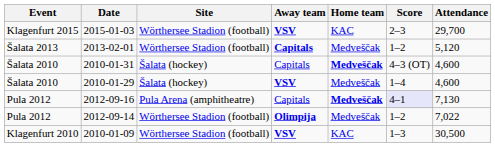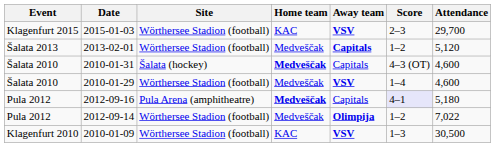columns swapped: (357, 13) <-> (300, 13)
(173, 82) Šalata (hockey) -> (204, 82) Wörthersee Stadion (football)
(447, 99) 7,130 -> (447, 99) 5,180
